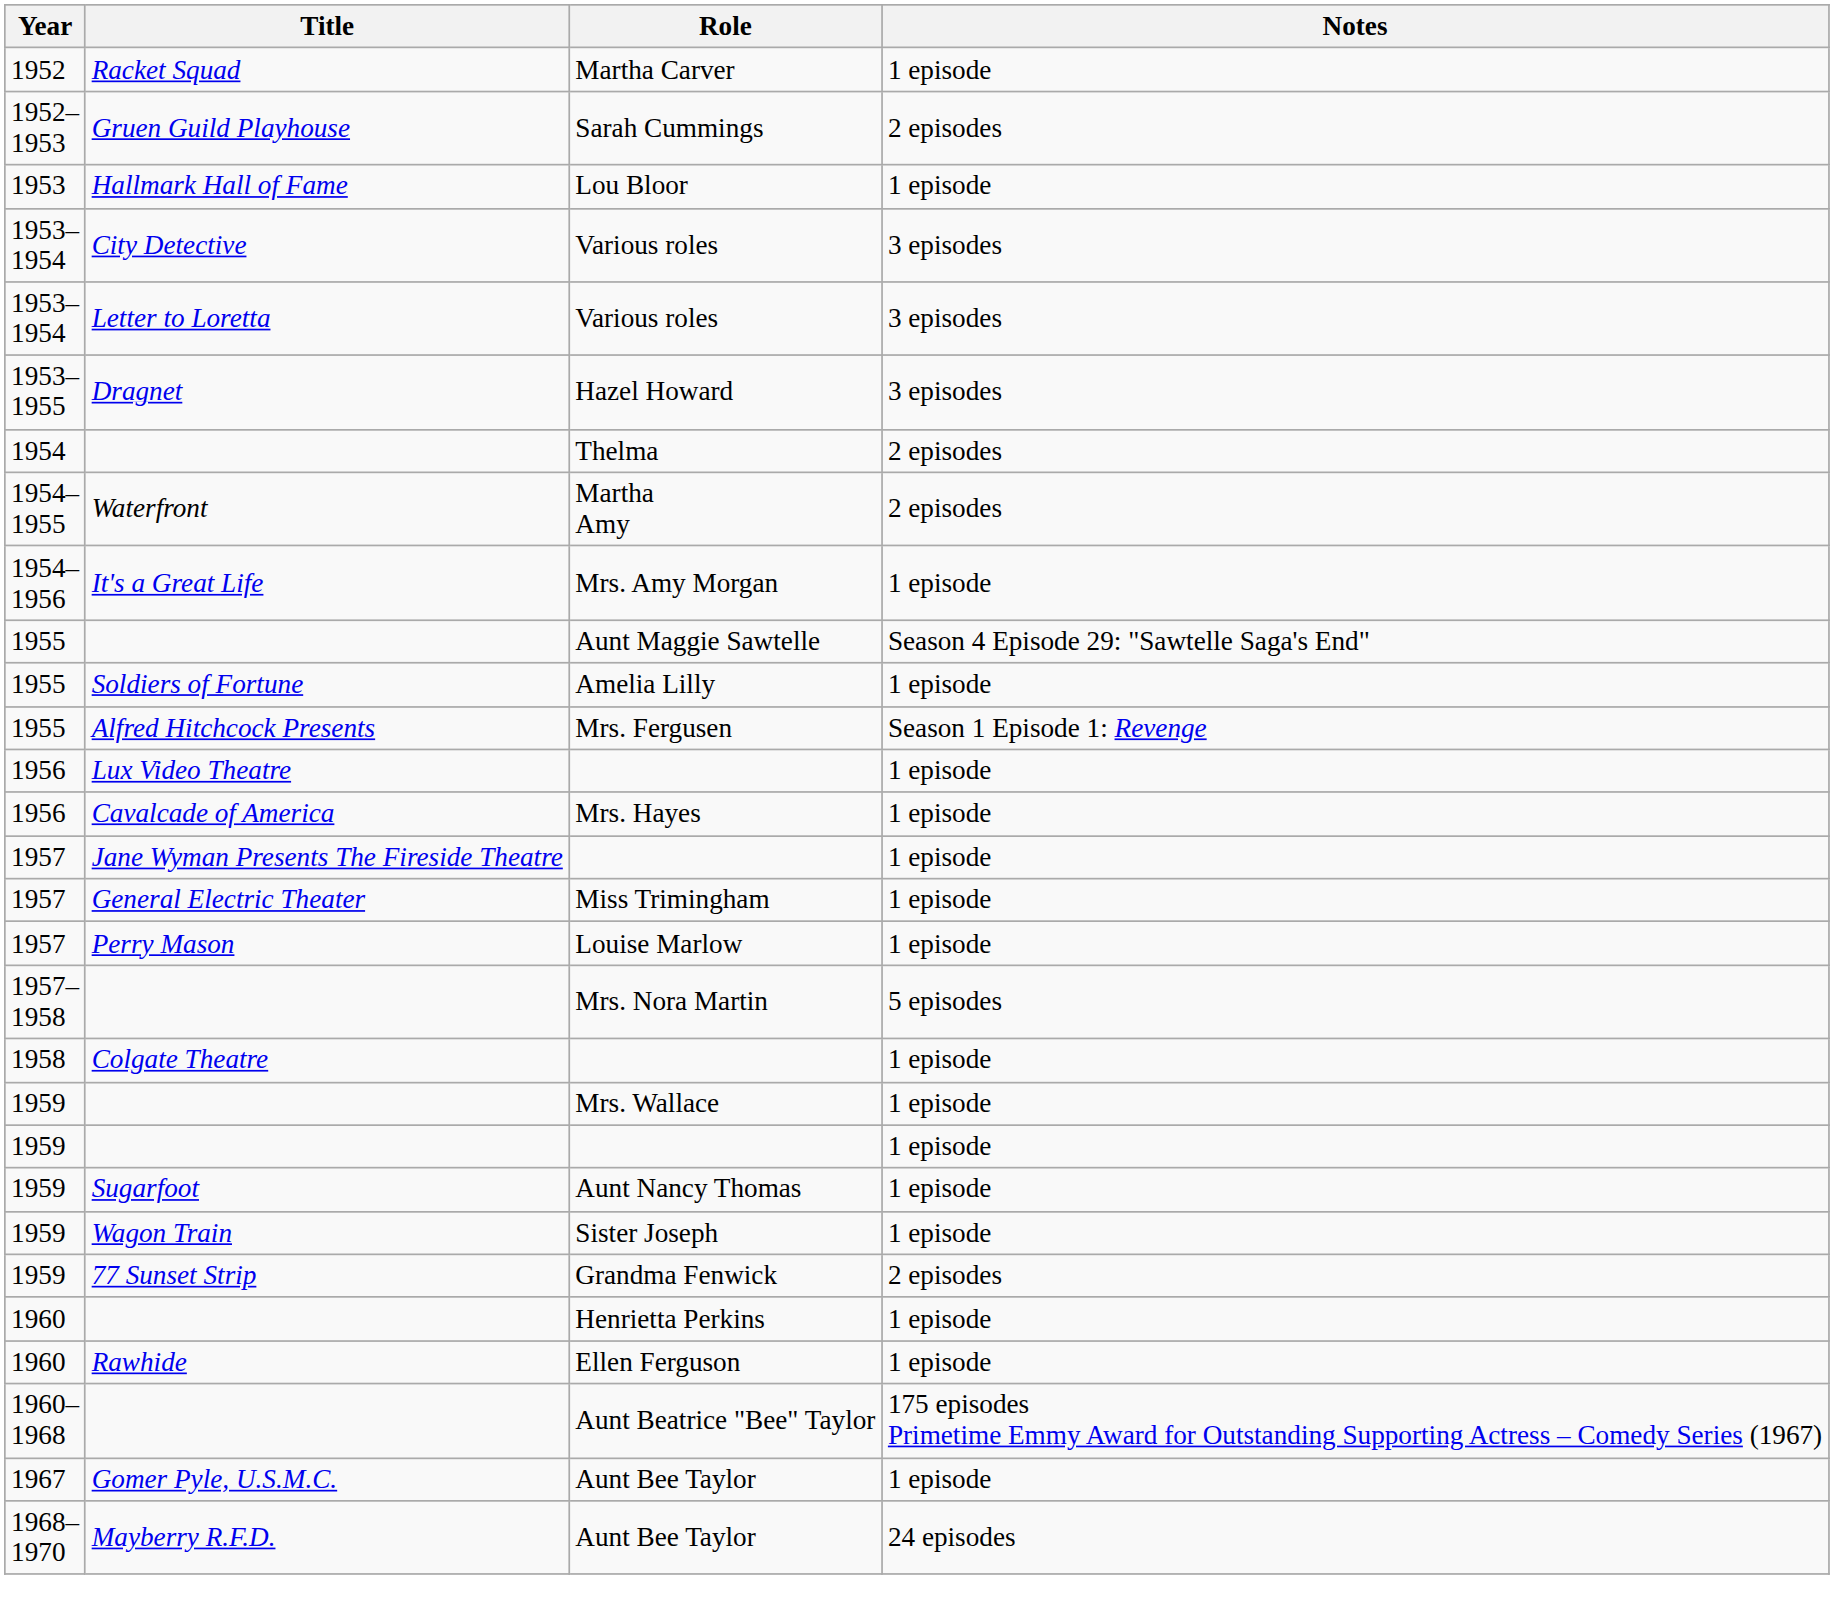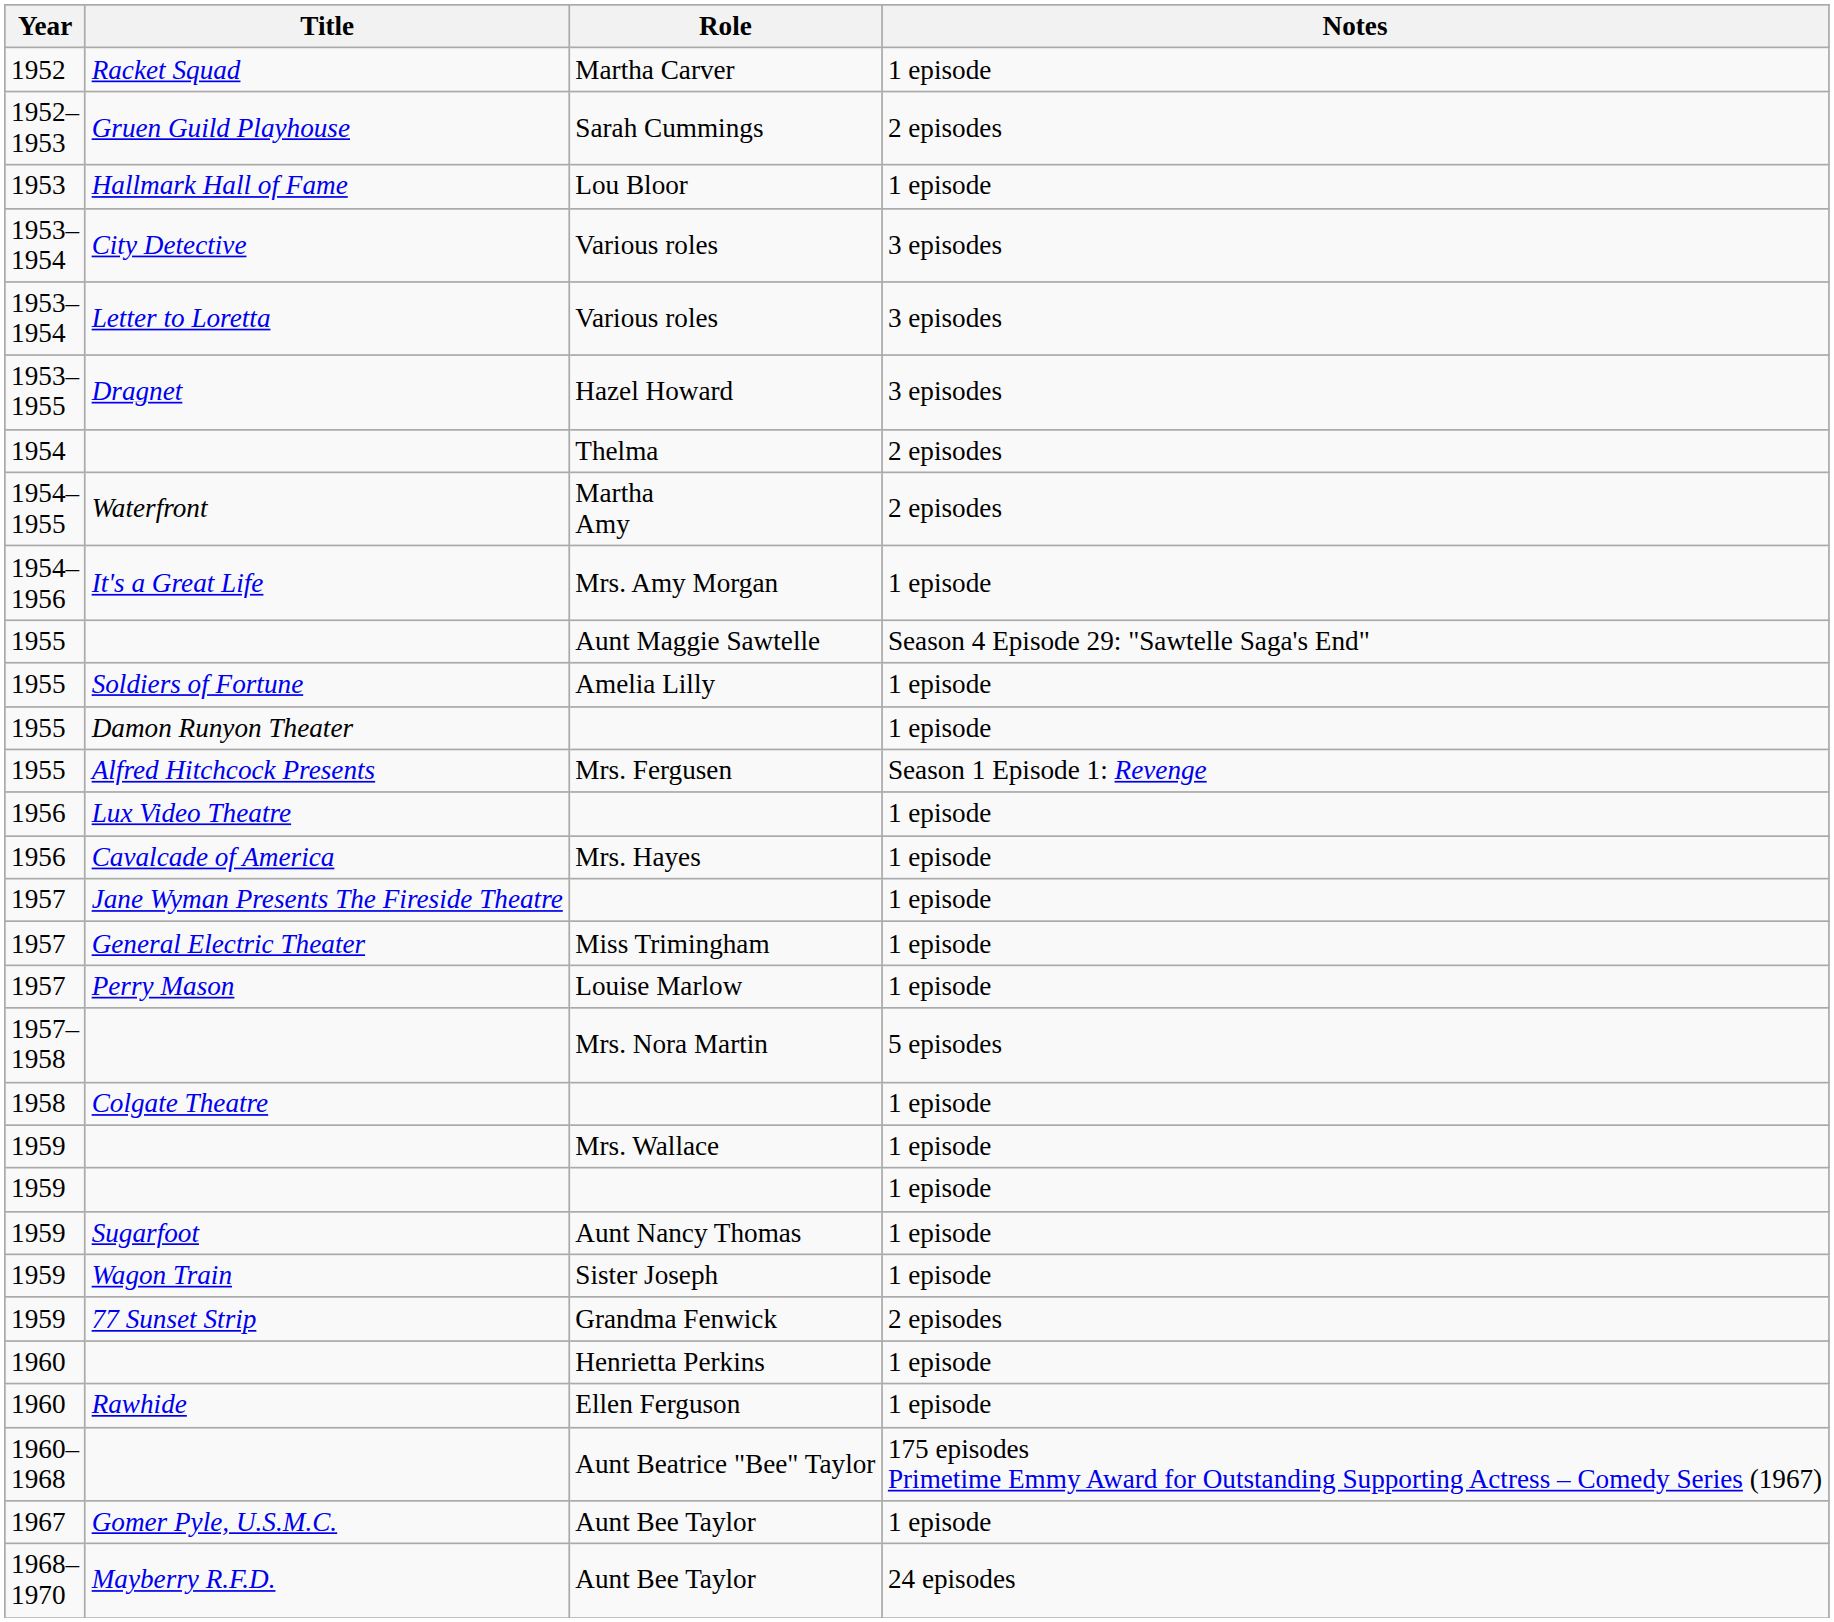+ row: (222, 727)
